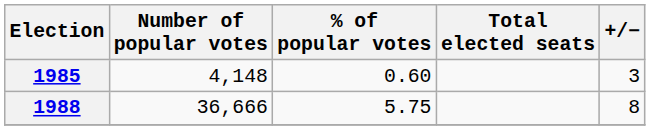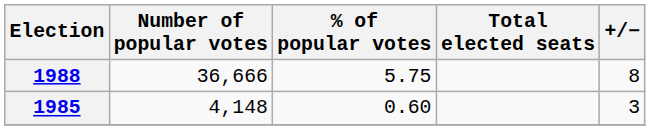rows swapped: (57, 76) <-> (57, 108)
